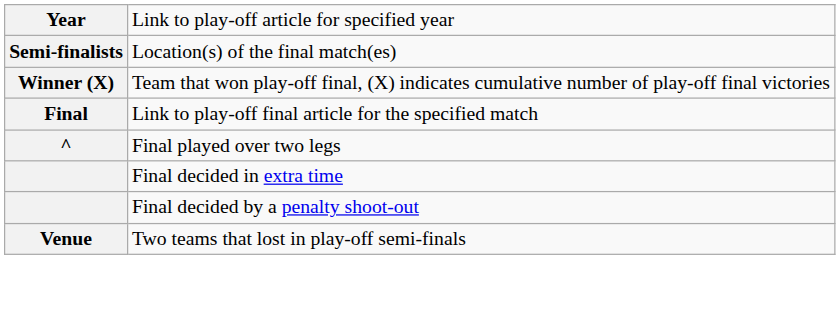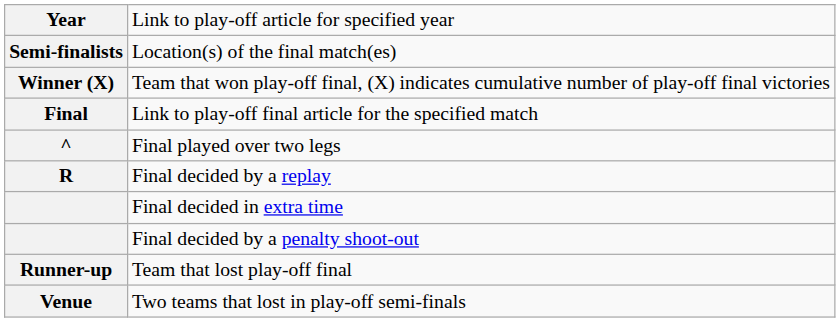+ row: (231, 176)
+ row: (242, 269)
